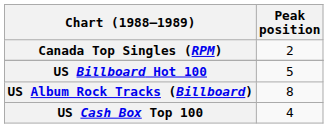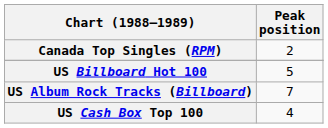(290, 92) 8 -> (290, 92) 7
